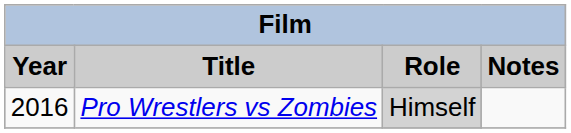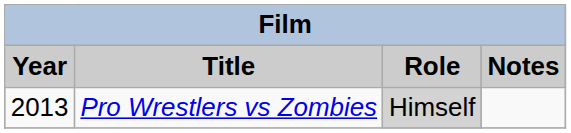(40, 107) 2016 -> (40, 107) 2013
